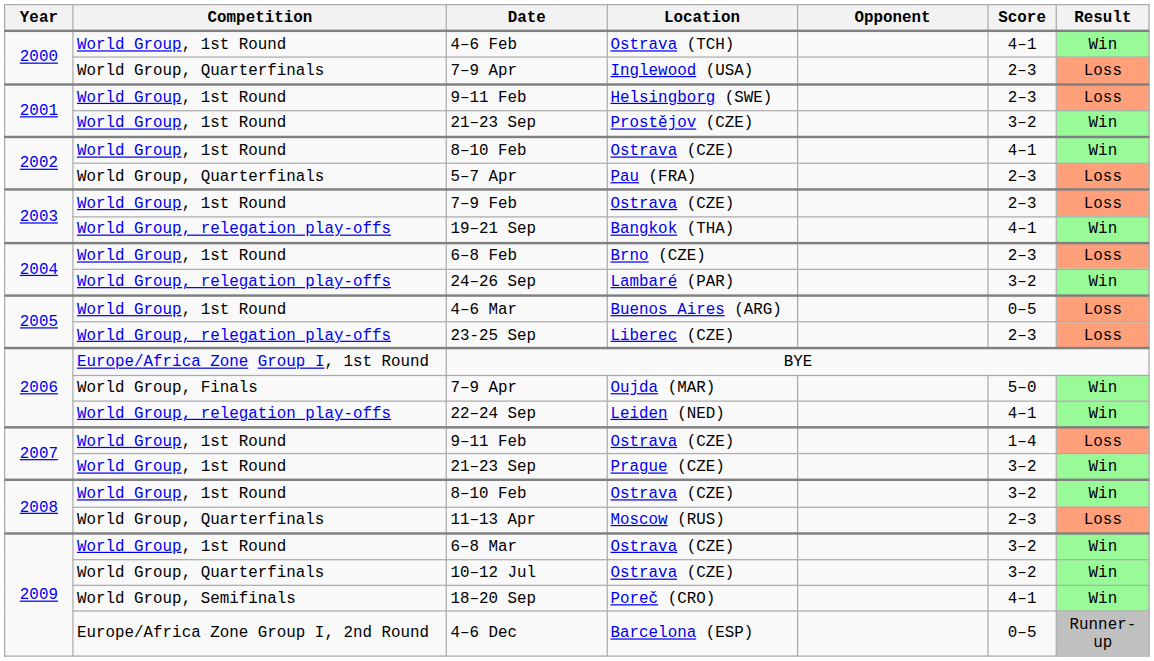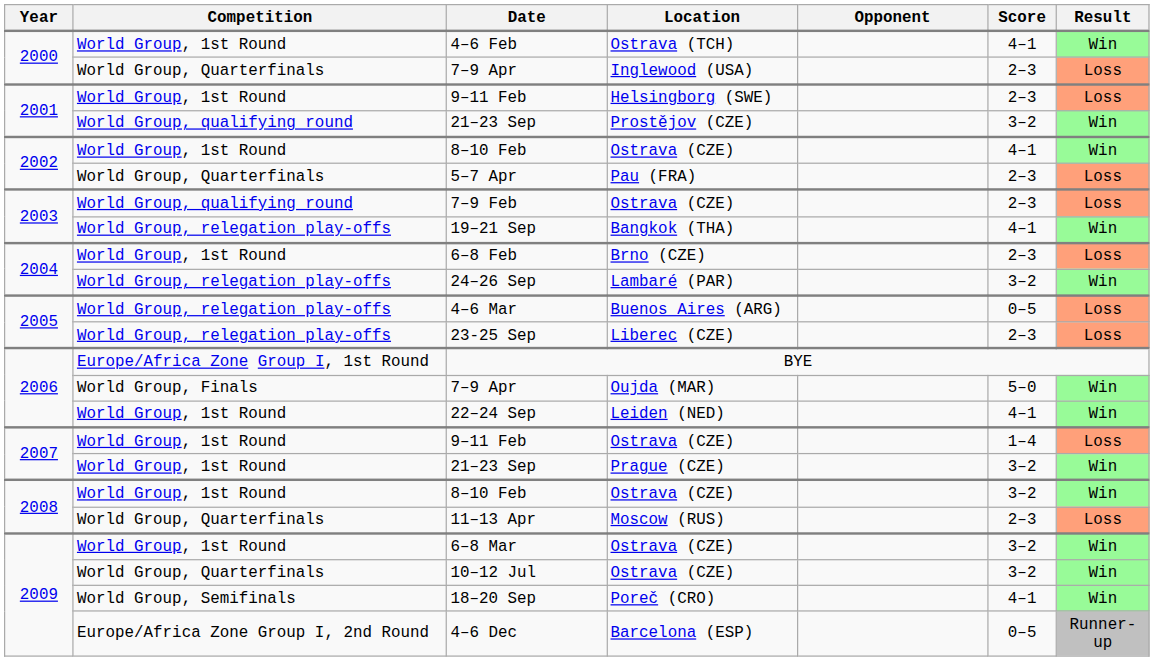(182, 123) World Group, 1st Round -> (215, 123) World Group, qualifying round
(182, 203) World Group, 1st Round -> (215, 203) World Group, qualifying round
(182, 309) World Group, 1st Round -> (234, 309) World Group, relegation play-offs
(234, 414) World Group, relegation play-offs -> (182, 414) World Group, 1st Round
